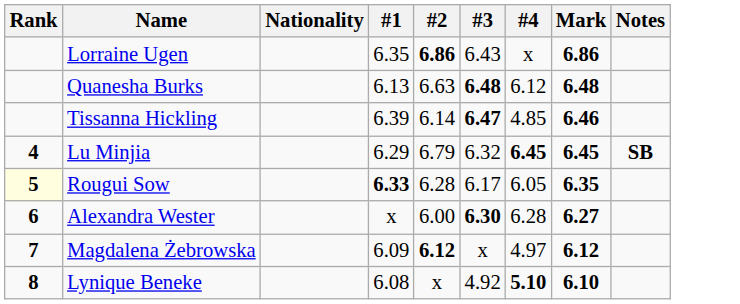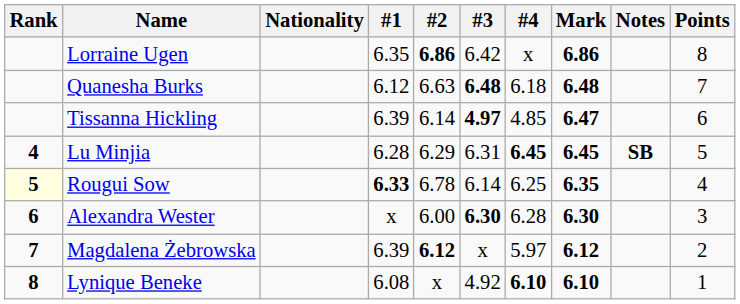+ column: (702, 20)
(483, 53) 6.43 -> (483, 53) 6.42
(391, 86) 6.13 -> (391, 86) 6.12
(528, 86) 6.12 -> (528, 86) 6.18
(483, 119) 6.47 -> (483, 119) 4.97
(581, 119) 6.46 -> (581, 119) 6.47
(391, 151) 6.29 -> (391, 151) 6.28
(437, 151) 6.79 -> (437, 151) 6.29
(483, 151) 6.32 -> (483, 151) 6.31
(437, 184) 6.28 -> (437, 184) 6.78
(483, 184) 6.17 -> (483, 184) 6.14
(528, 184) 6.05 -> (528, 184) 6.25
(581, 217) 6.27 -> (581, 217) 6.30
(391, 250) 6.09 -> (391, 250) 6.39
(528, 250) 4.97 -> (528, 250) 5.97
(528, 282) 5.10 -> (528, 282) 6.10
